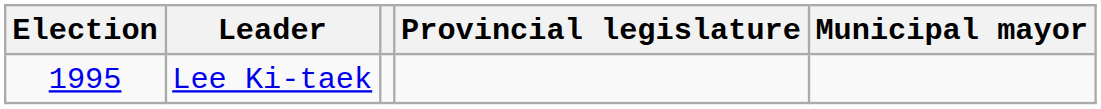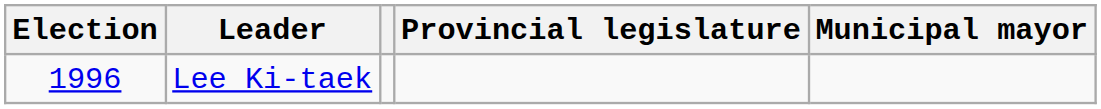(85, 79) 1995 -> (85, 79) 1996
